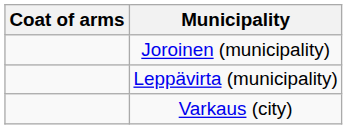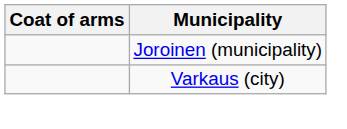- row: (236, 80)
